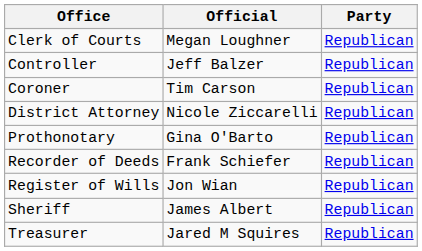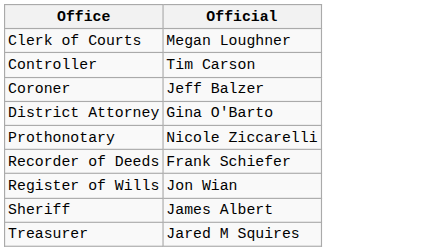- column: (369, 17)
(215, 65) Jeff Balzer -> (211, 65) Tim Carson
(211, 89) Tim Carson -> (215, 89) Jeff Balzer
(242, 113) Nicole Ziccarelli -> (220, 113) Gina O'Barto
(220, 137) Gina O'Barto -> (242, 137) Nicole Ziccarelli
